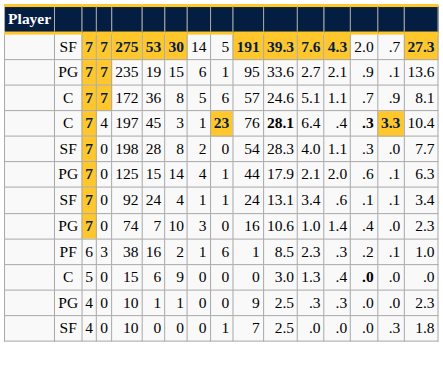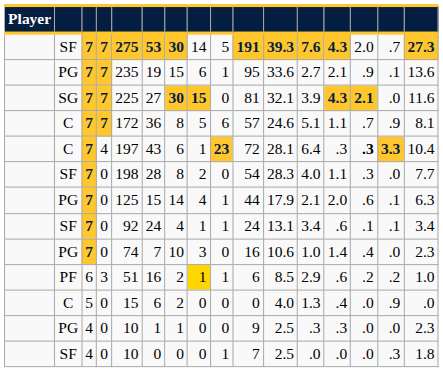+ row: (68, 98)
(153, 123) 45 -> (153, 149) 43
(180, 123) 3 -> (180, 149) 6
(252, 123) 76 -> (252, 149) 72
(280, 123) bold -> (280, 149) normal
(341, 123) .4 -> (341, 149) .3
(131, 251) 38 -> (131, 277) 51
(203, 251) no background -> (203, 277) gold background
(225, 251) 6 -> (225, 277) 1
(256, 251) 1 -> (256, 277) 6
(311, 251) 2.3 -> (311, 277) 2.9
(341, 251) .3 -> (341, 277) .6
(394, 251) .1 -> (394, 277) .2
(180, 277) 9 -> (180, 302) 2
(284, 277) 3.0 -> (284, 302) 4.0
(368, 277) bold -> (368, 302) normal
(394, 277) .0 -> (394, 302) .9
